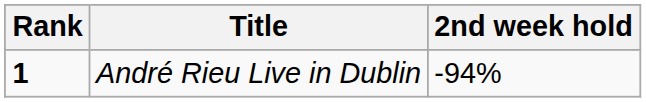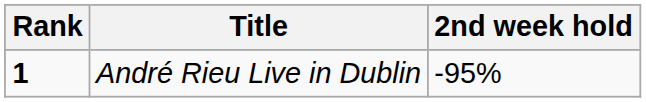(468, 73) -94% -> (468, 73) -95%
